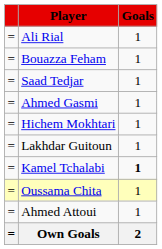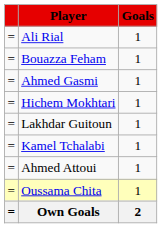- row: (52, 81)
(138, 168) bold -> (138, 146) normal
rows swapped: (59, 211) <-> (61, 190)
